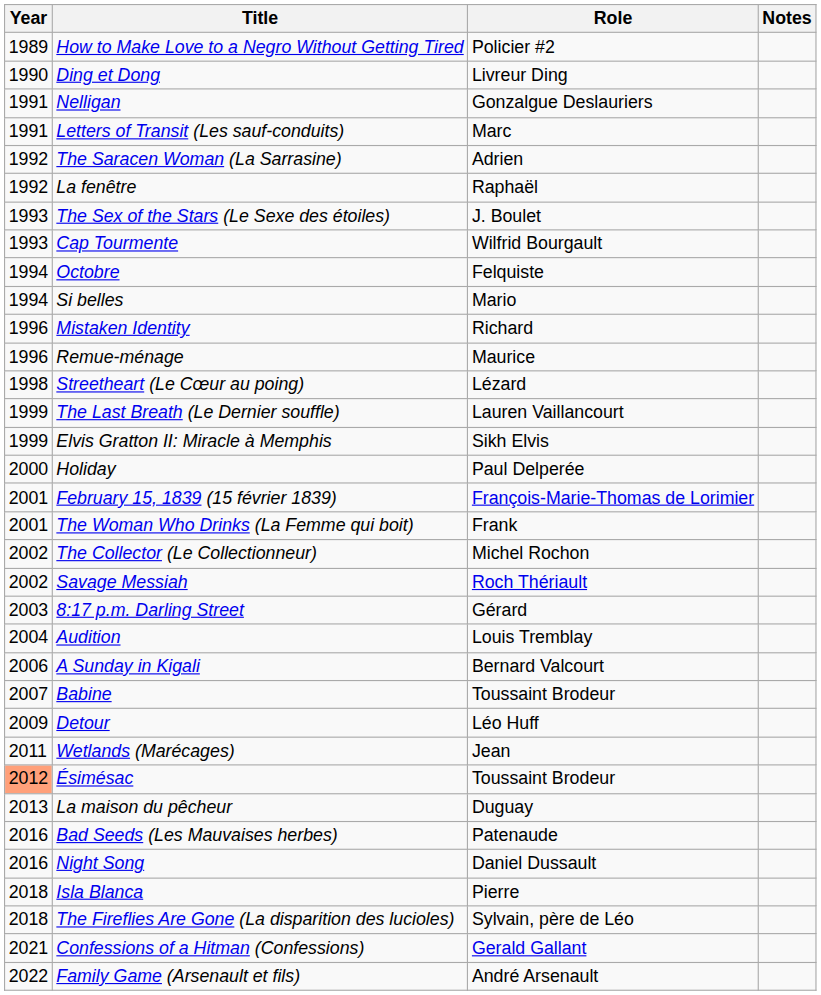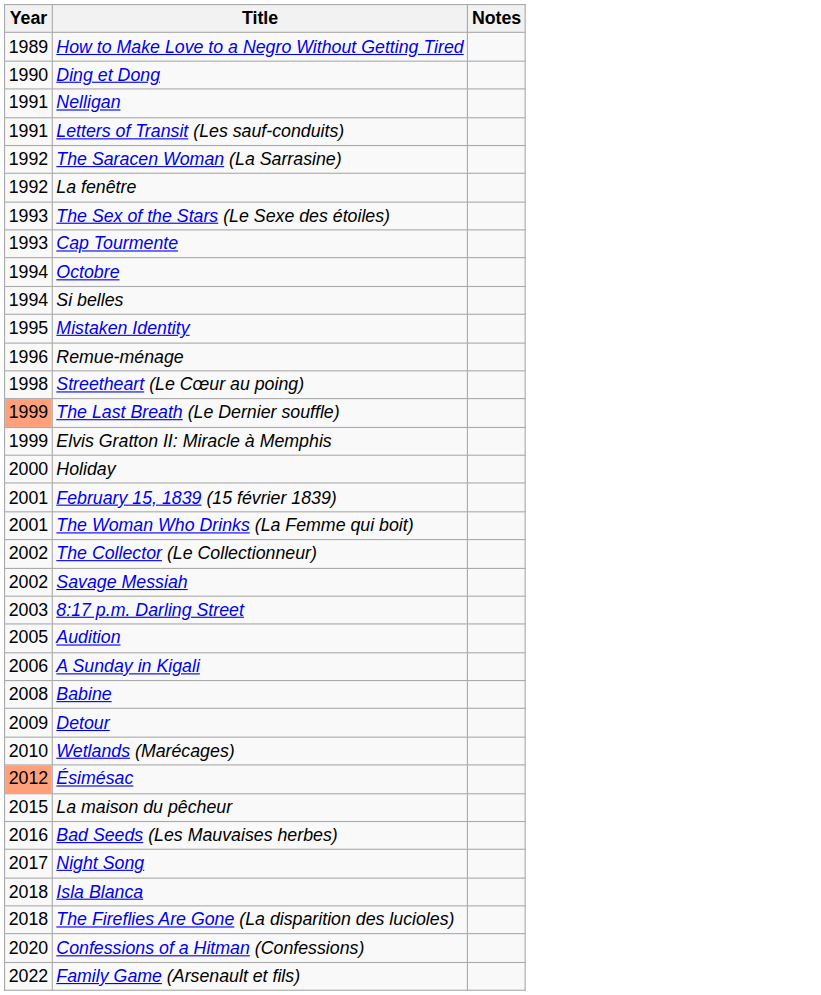- column: (613, 18)
(28, 328) 1996 -> (28, 328) 1995
(28, 412) no background -> (28, 412) lightsalmon background
(28, 638) 2004 -> (28, 638) 2005
(28, 694) 2007 -> (28, 694) 2008
(28, 750) 2011 -> (28, 750) 2010
(28, 807) 2013 -> (28, 807) 2015
(28, 863) 2016 -> (28, 863) 2017
(28, 948) 2021 -> (28, 948) 2020
